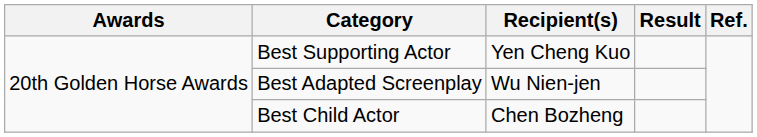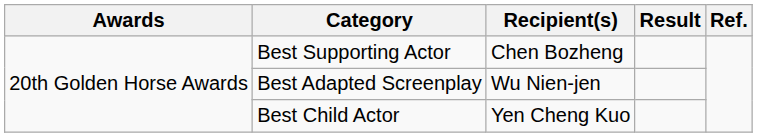(561, 52) Yen Cheng Kuo -> (557, 52) Chen Bozheng
(557, 115) Chen Bozheng -> (561, 115) Yen Cheng Kuo
